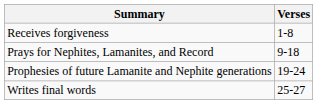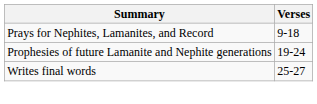- row: (58, 33)
